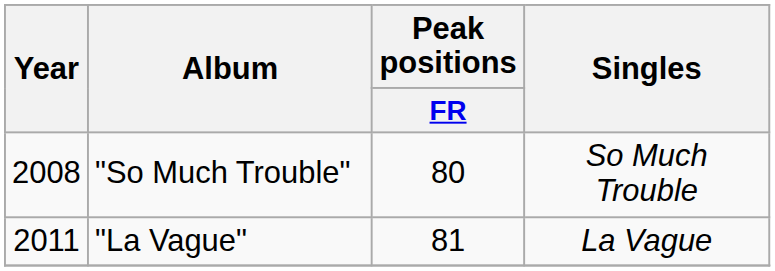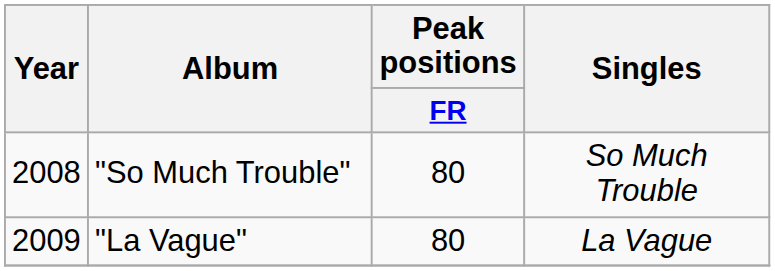(46, 240) 2011 -> (46, 240) 2009
(448, 240) 81 -> (448, 240) 80
